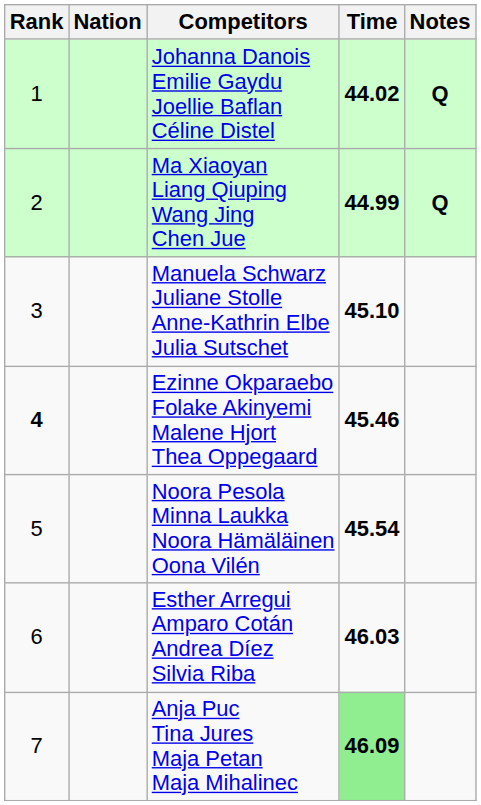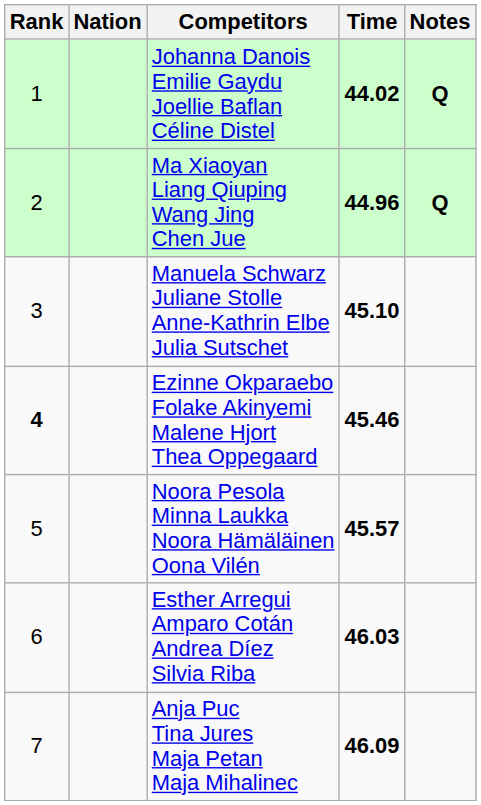(372, 202) 44.99 -> (372, 202) 44.96
(372, 528) 45.54 -> (372, 528) 45.57
(372, 746) lightgreen background -> (372, 746) no background
